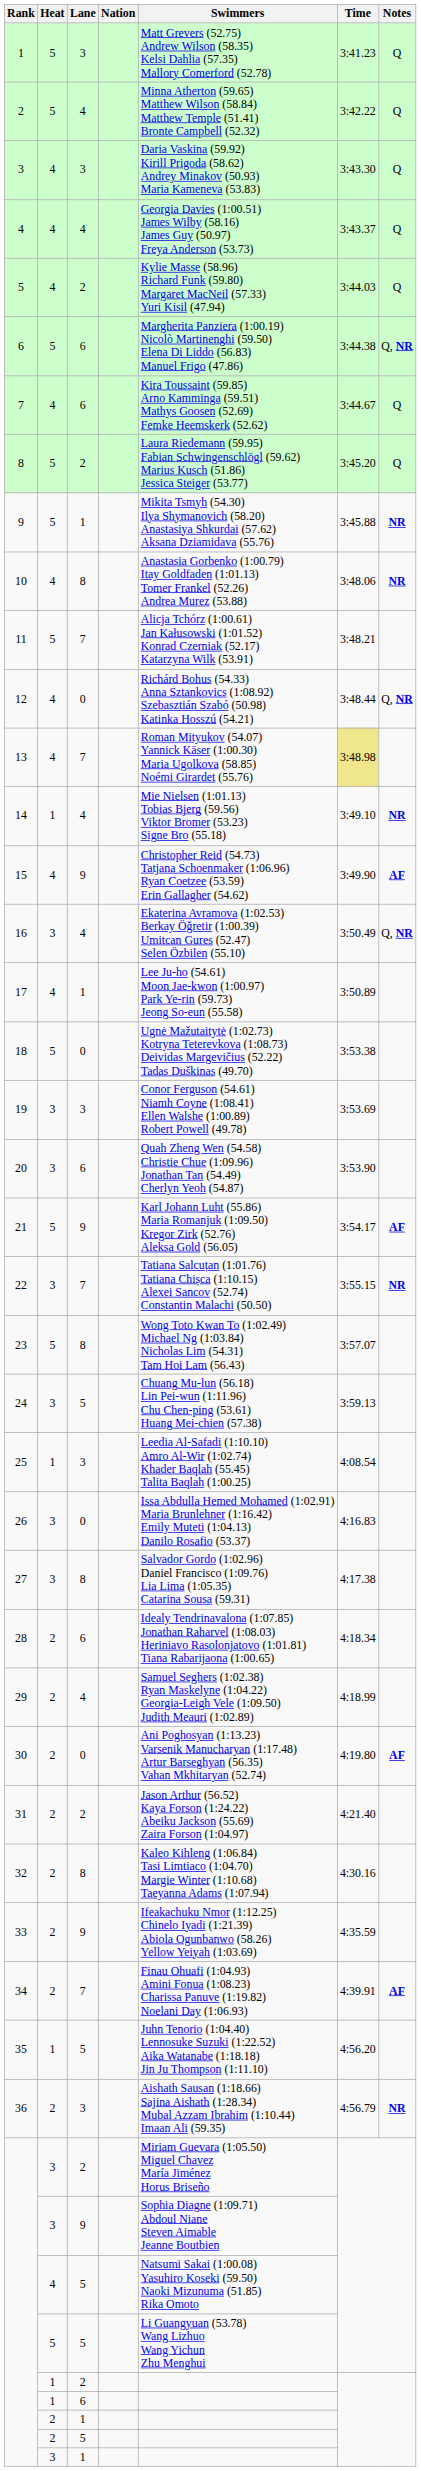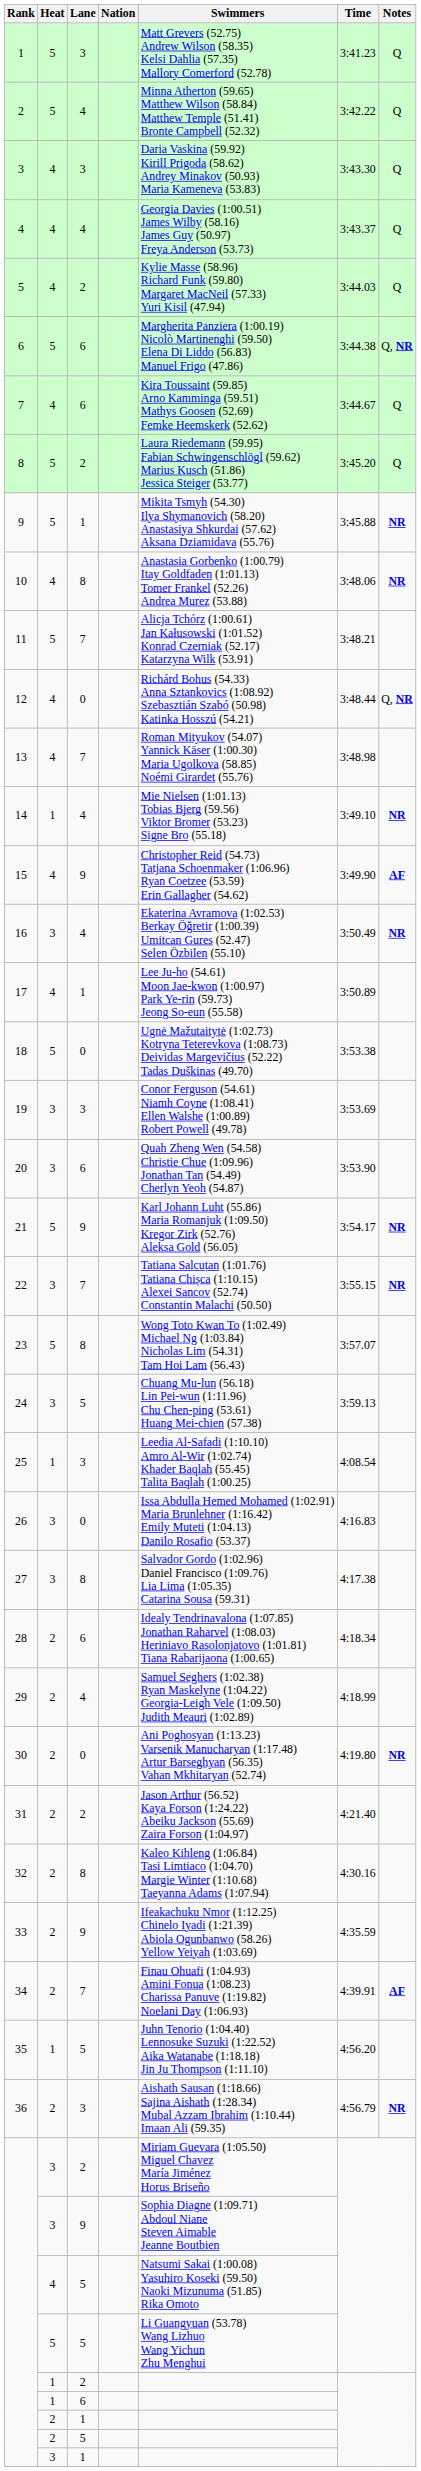(358, 757) khaki background -> (358, 757) no background
(397, 933) Q, NR -> (397, 933) NR
(397, 1227) AF -> (397, 1227) NR
(397, 1756) AF -> (397, 1756) NR
